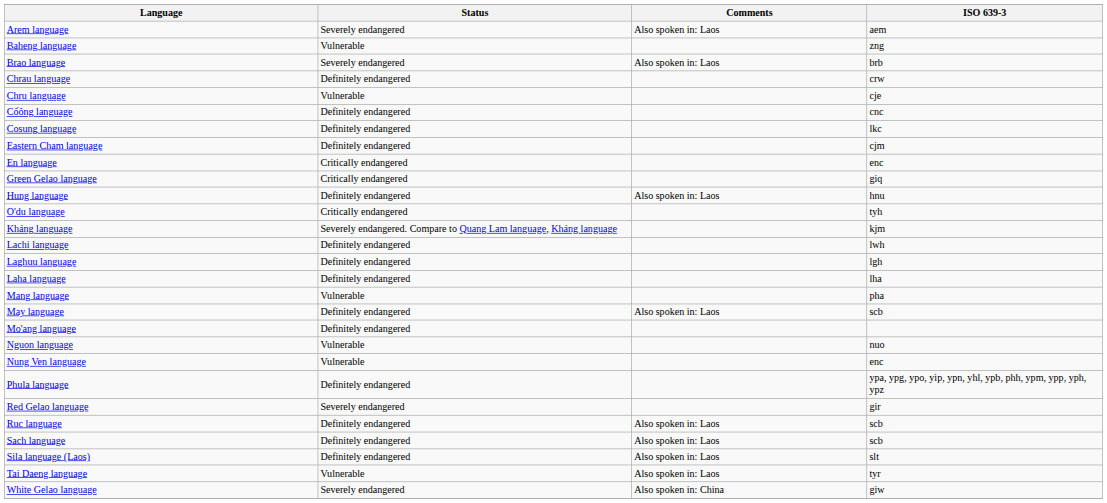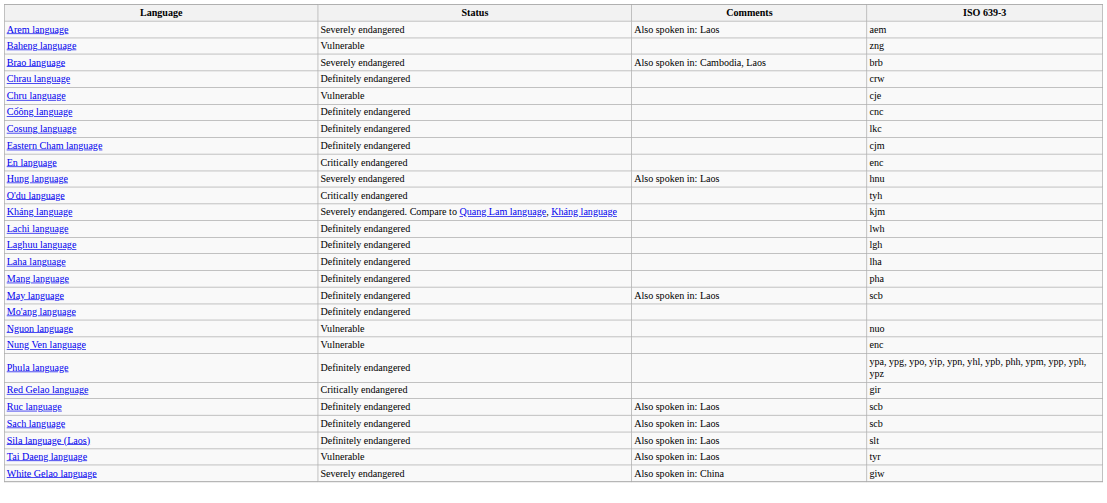(677, 63) Also spoken in: Laos -> (700, 63) Also spoken in: Cambodia, Laos
- row: (52, 179)
(365, 196) Definitely endangered -> (363, 179) Severely endangered
(343, 295) Vulnerable -> (365, 279) Definitely endangered
(363, 407) Severely endangered -> (364, 390) Critically endangered
